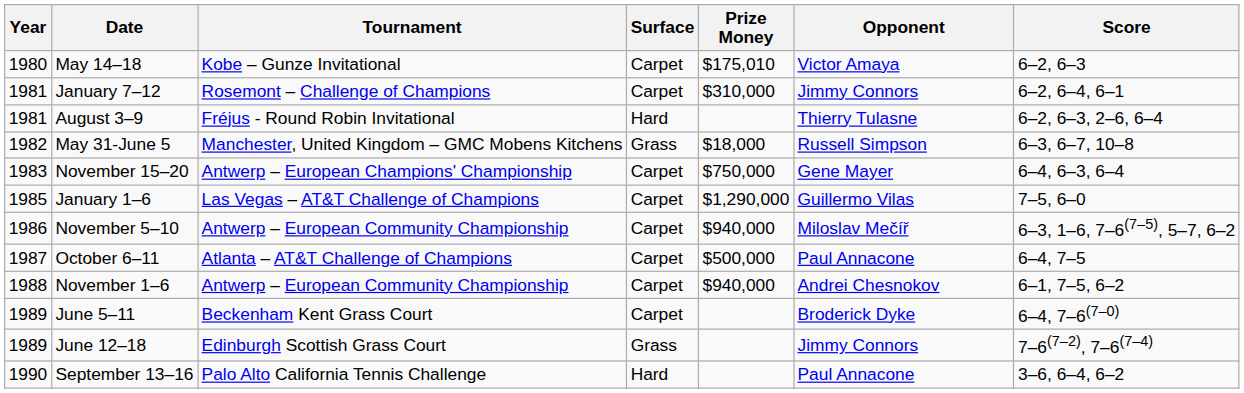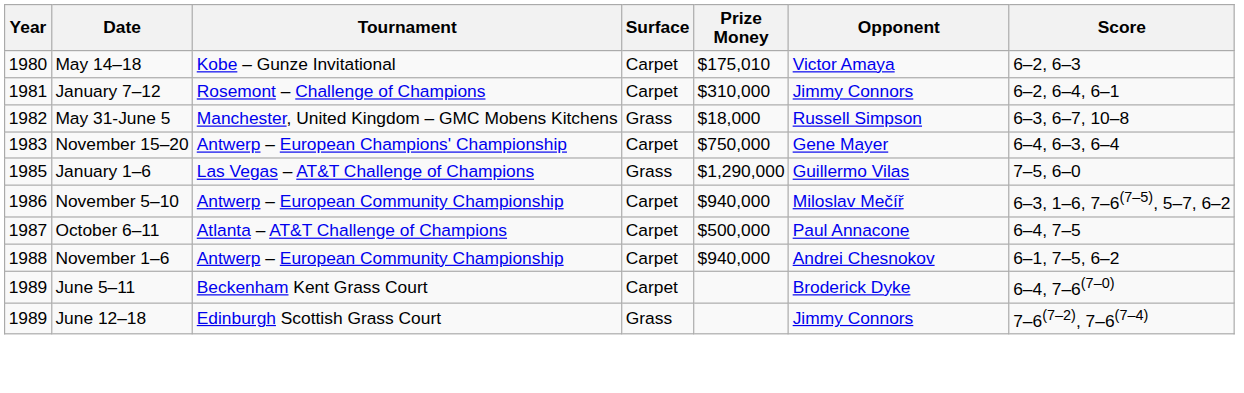- row: (99, 118)
(657, 199) Carpet -> (649, 172) Grass
- row: (124, 374)
